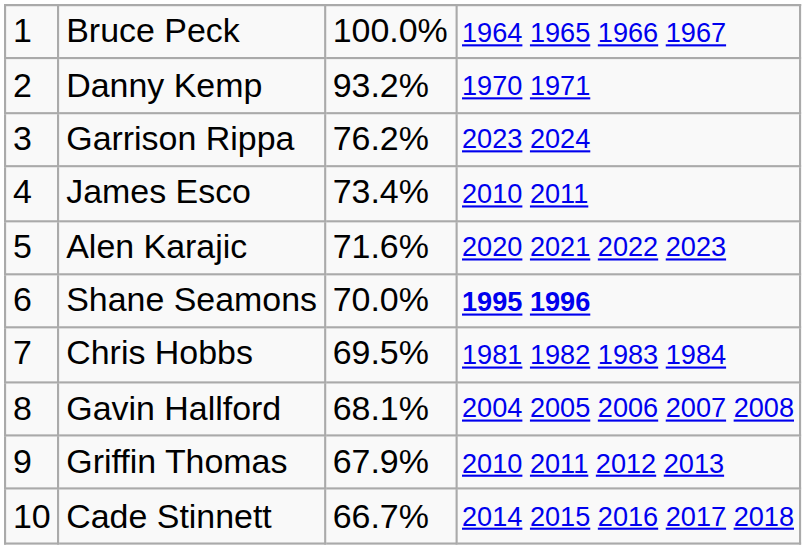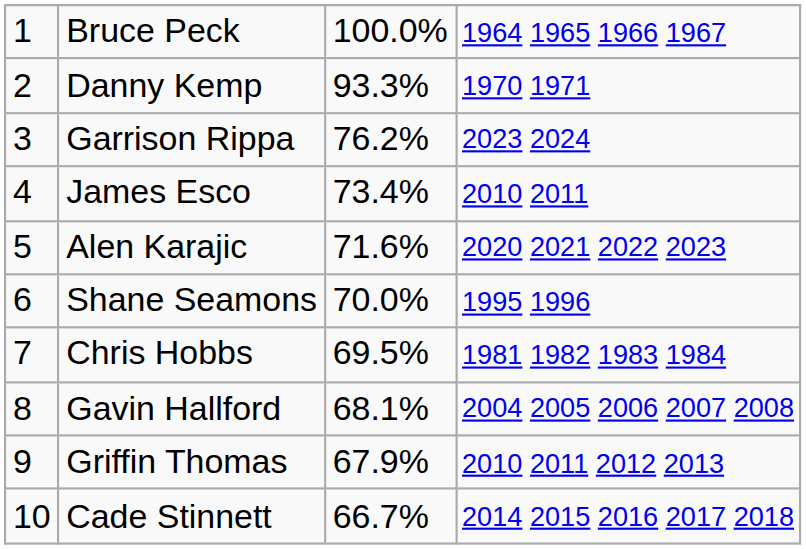(381, 85) 93.2% -> (381, 85) 93.3%
(526, 301) bold -> (526, 301) normal
